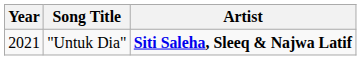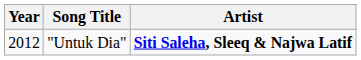(24, 42) 2021 -> (24, 42) 2012
